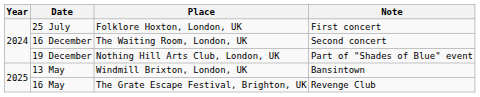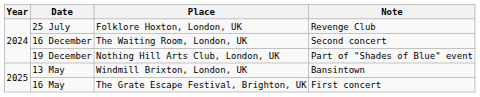(346, 26) First concert -> (343, 26) Revenge Club
(343, 85) Revenge Club -> (346, 85) First concert
